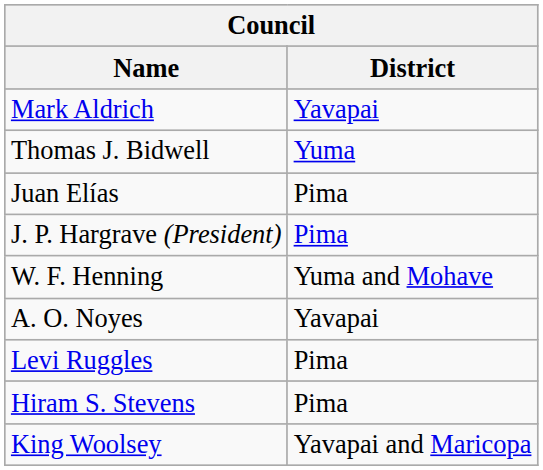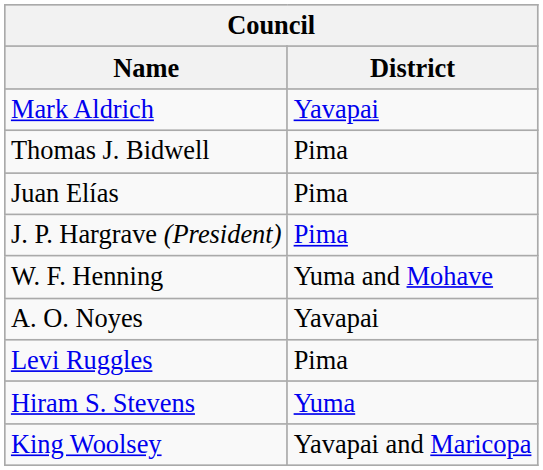(324, 151) Yuma -> (321, 151) Pima
(321, 402) Pima -> (324, 402) Yuma
